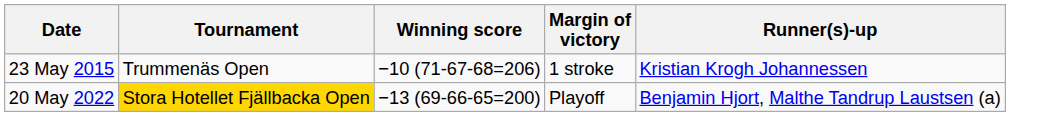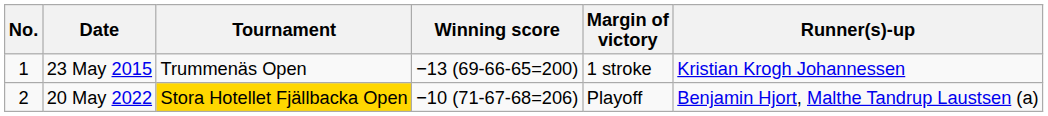+ column: (24, 29)
(459, 69) −10 (71-67-68=206) -> (497, 69) −13 (69-66-65=200)
(459, 97) −13 (69-66-65=200) -> (497, 97) −10 (71-67-68=206)
